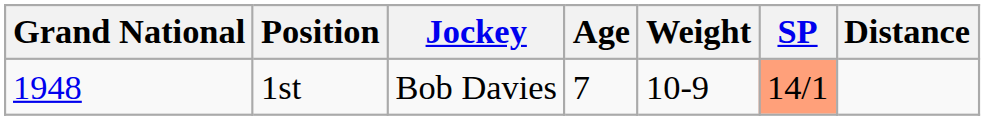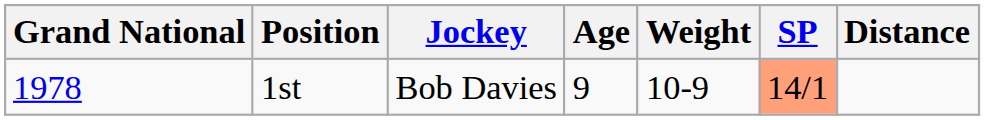(47, 86) 1948 -> (47, 86) 1978
(581, 86) 7 -> (581, 86) 9
